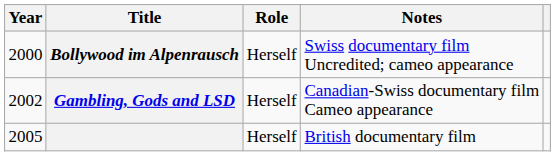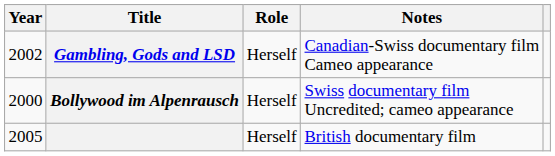rows swapped: (145, 54) <-> (145, 100)
